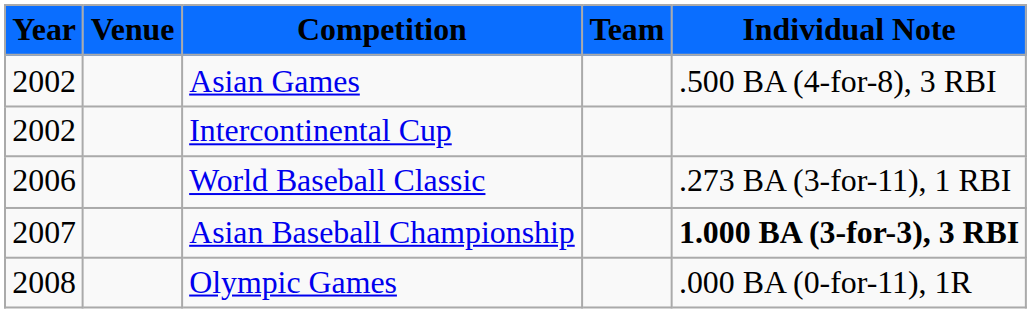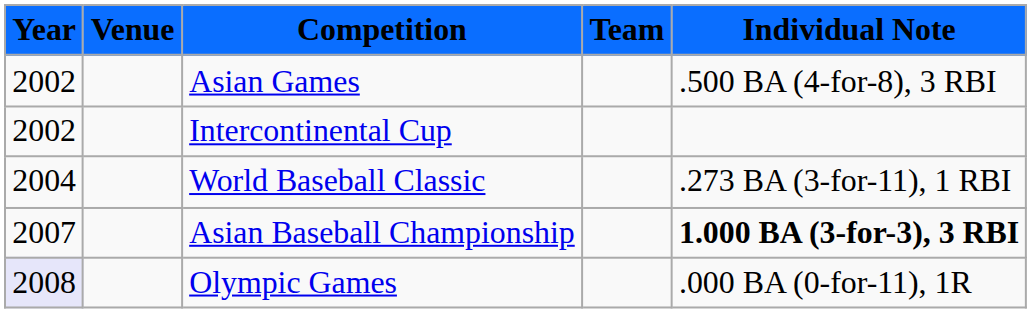(44, 181) 2006 -> (44, 181) 2004
(44, 282) no background -> (44, 282) lavender background
